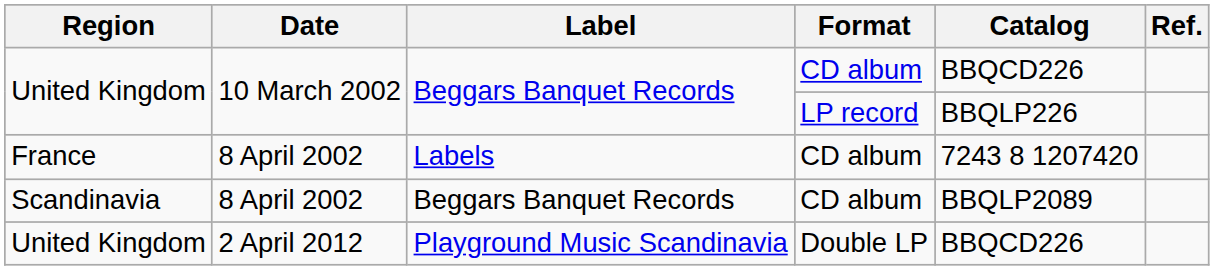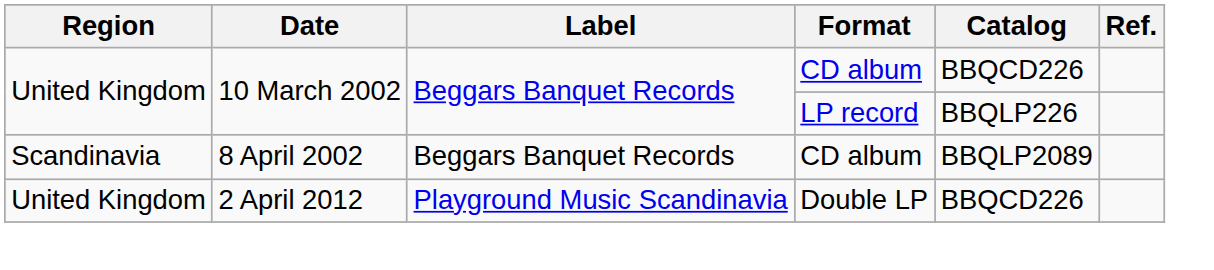- row: (54, 156)
